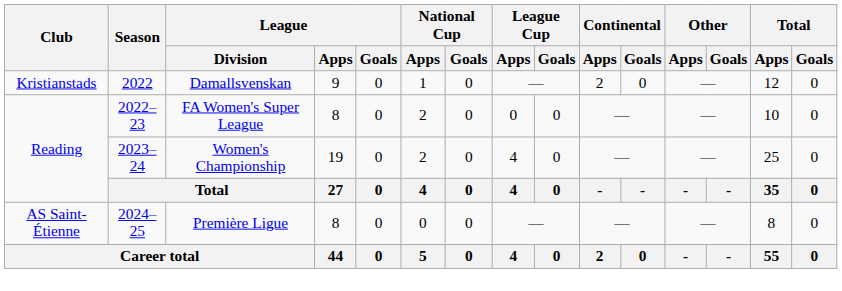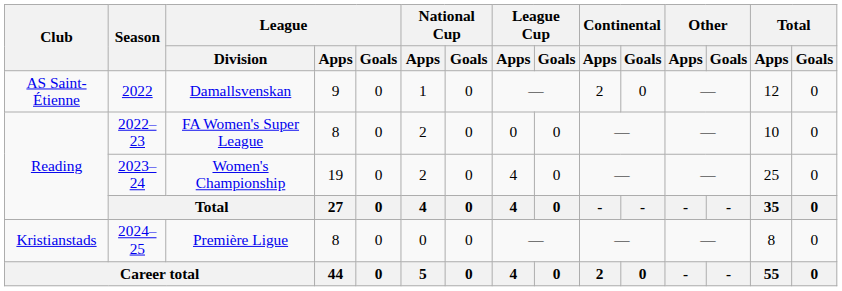(56, 82) Kristianstads -> (56, 91) AS Saint-Étienne
(56, 223) AS Saint-Étienne -> (56, 240) Kristianstads
